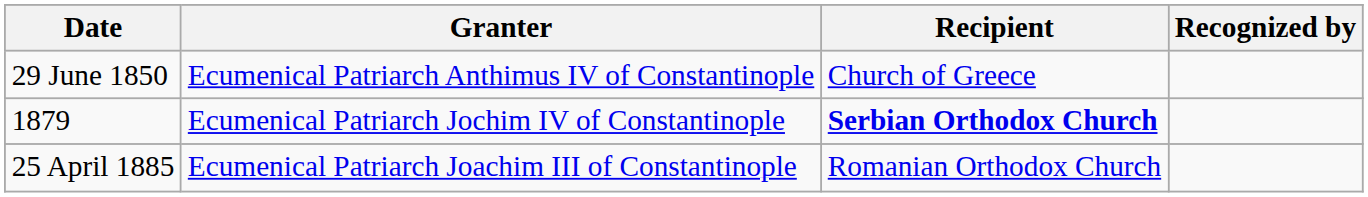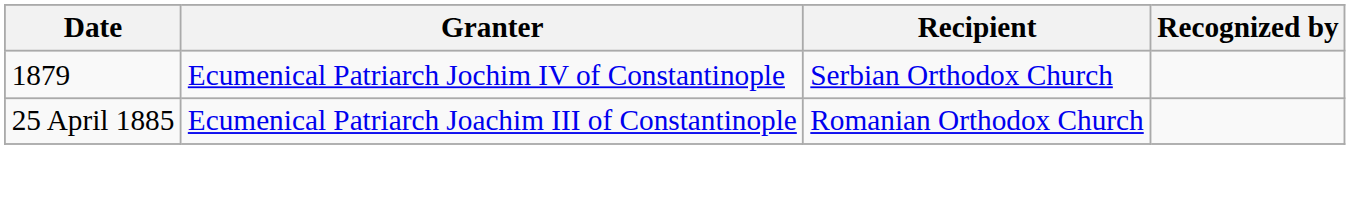- row: (90, 74)
(993, 120) bold -> (962, 74) normal
